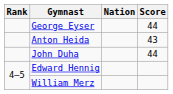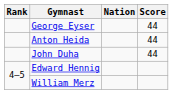(153, 40) 43 -> (153, 40) 44
